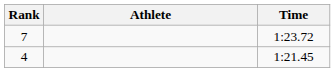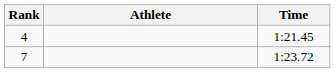rows swapped: (24, 57) <-> (24, 36)
